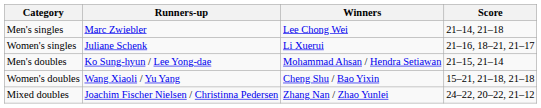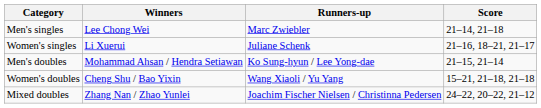columns swapped: (362, 12) <-> (181, 12)
